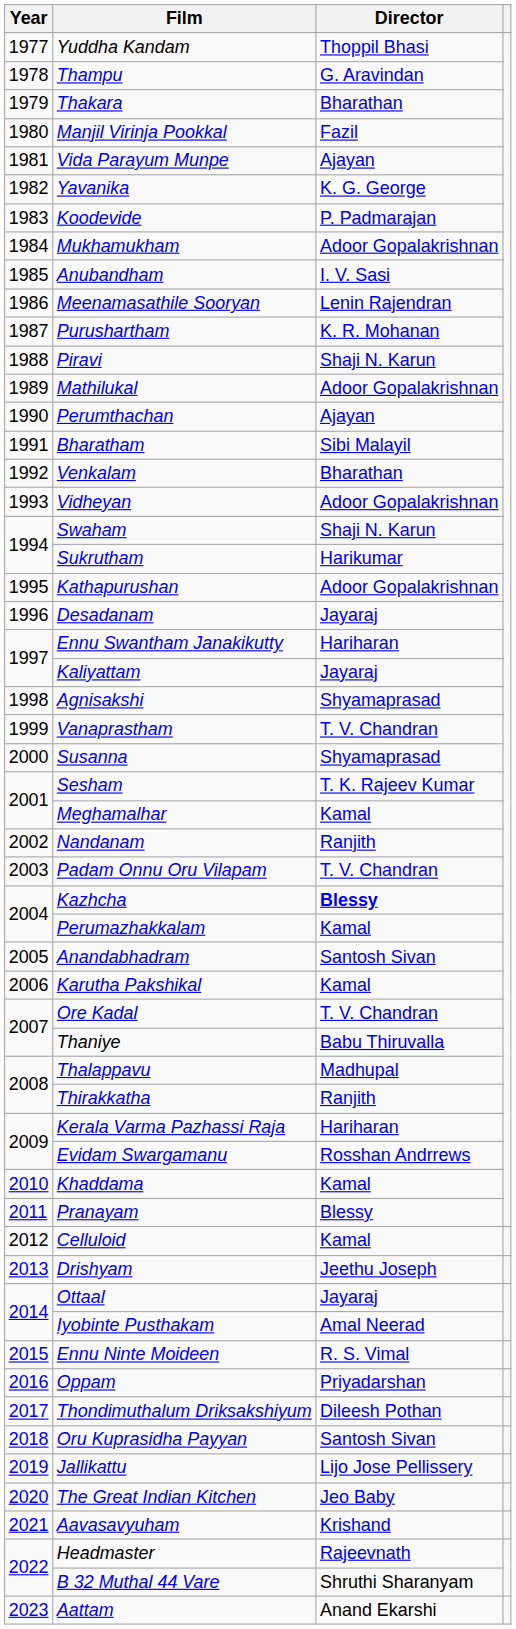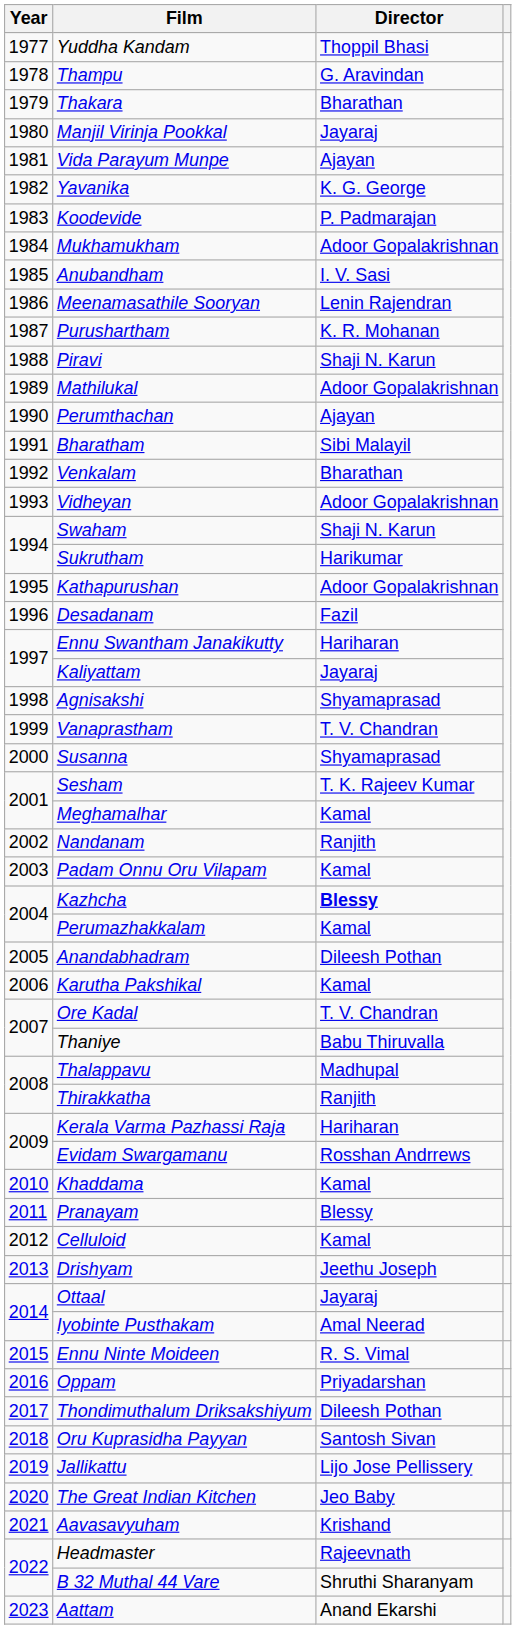(339, 132) Fazil -> (349, 132) Jayaraj
(349, 615) Jayaraj -> (339, 615) Fazil
(379, 871) T. V. Chandran -> (345, 871) Kamal
(378, 956) Santosh Sivan -> (381, 956) Dileesh Pothan
